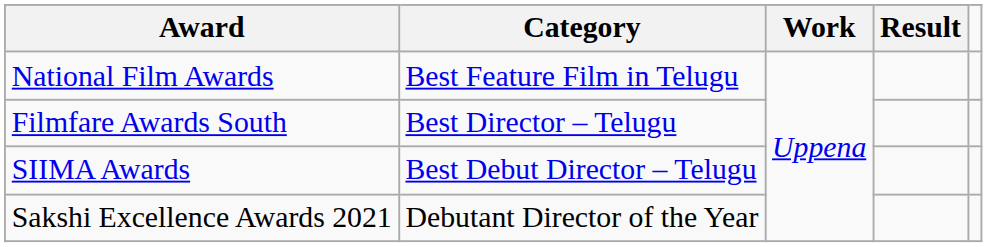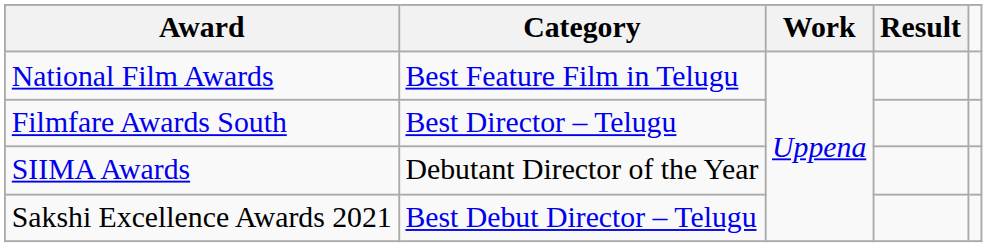(581, 169) Best Debut Director – Telugu -> (582, 169) Debutant Director of the Year
(582, 216) Debutant Director of the Year -> (581, 216) Best Debut Director – Telugu
